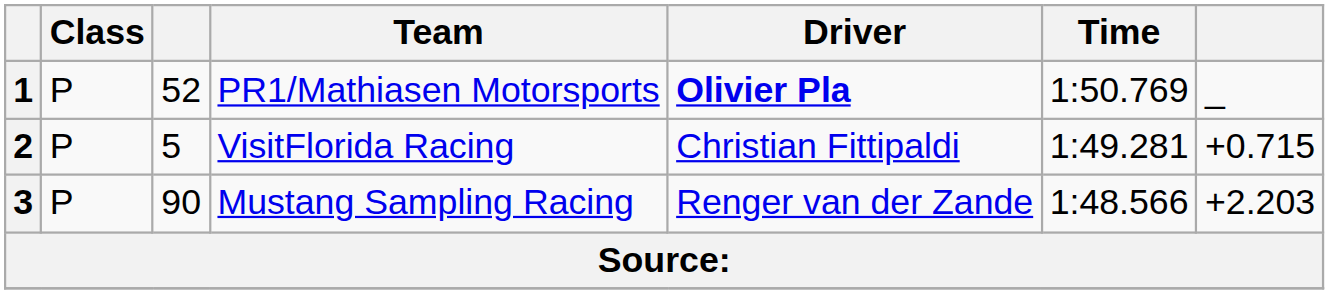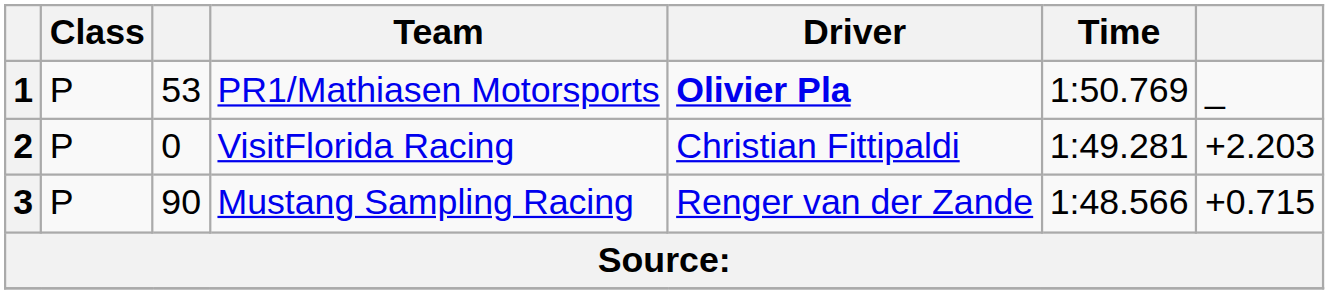(181, 89) 52 -> (181, 89) 53
(171, 145) 5 -> (171, 145) 0
(1260, 145) +0.715 -> (1260, 145) +2.203
(1260, 202) +2.203 -> (1260, 202) +0.715
